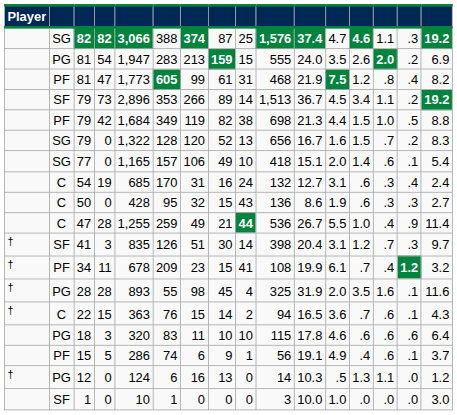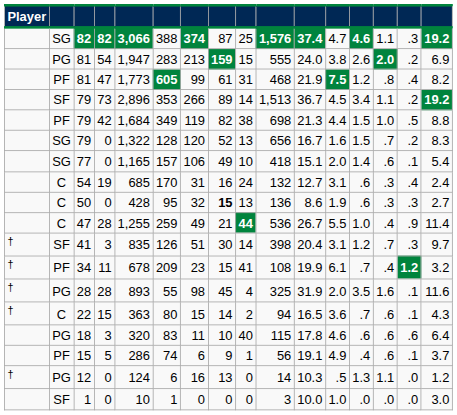(337, 59) 3.5 -> (337, 59) 3.8
(225, 202) normal -> (225, 202) bold
(246, 202) 43 -> (246, 202) 13
(170, 314) 76 -> (170, 314) 80
(246, 335) 10 -> (246, 335) 40
